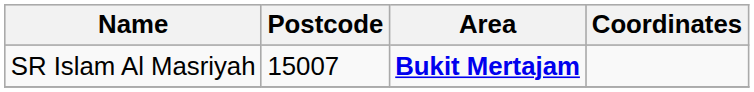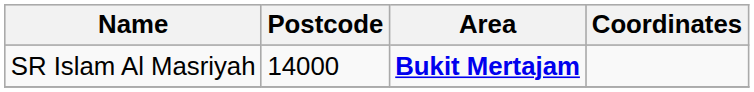(303, 65) 15007 -> (303, 65) 14000
